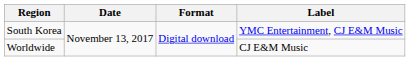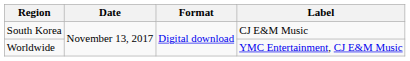(321, 30) YMC Entertainment, CJ E&M Music -> (274, 30) CJ E&M Music
(274, 47) CJ E&M Music -> (321, 47) YMC Entertainment, CJ E&M Music
